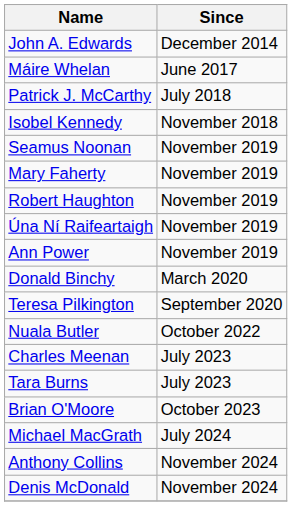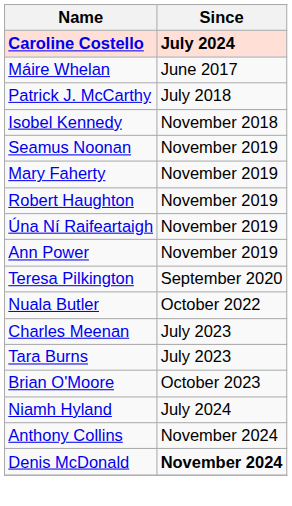+ row: (76, 43)
- row: (70, 43)
- row: (61, 278)
- row: (75, 435)
+ row: (60, 409)
(219, 488) normal -> (222, 461) bold
